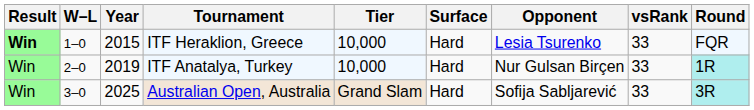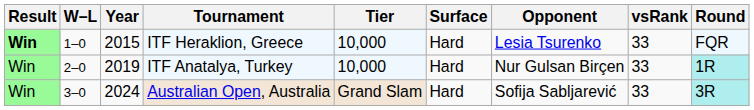(122, 92) 2025 -> (122, 92) 2024
